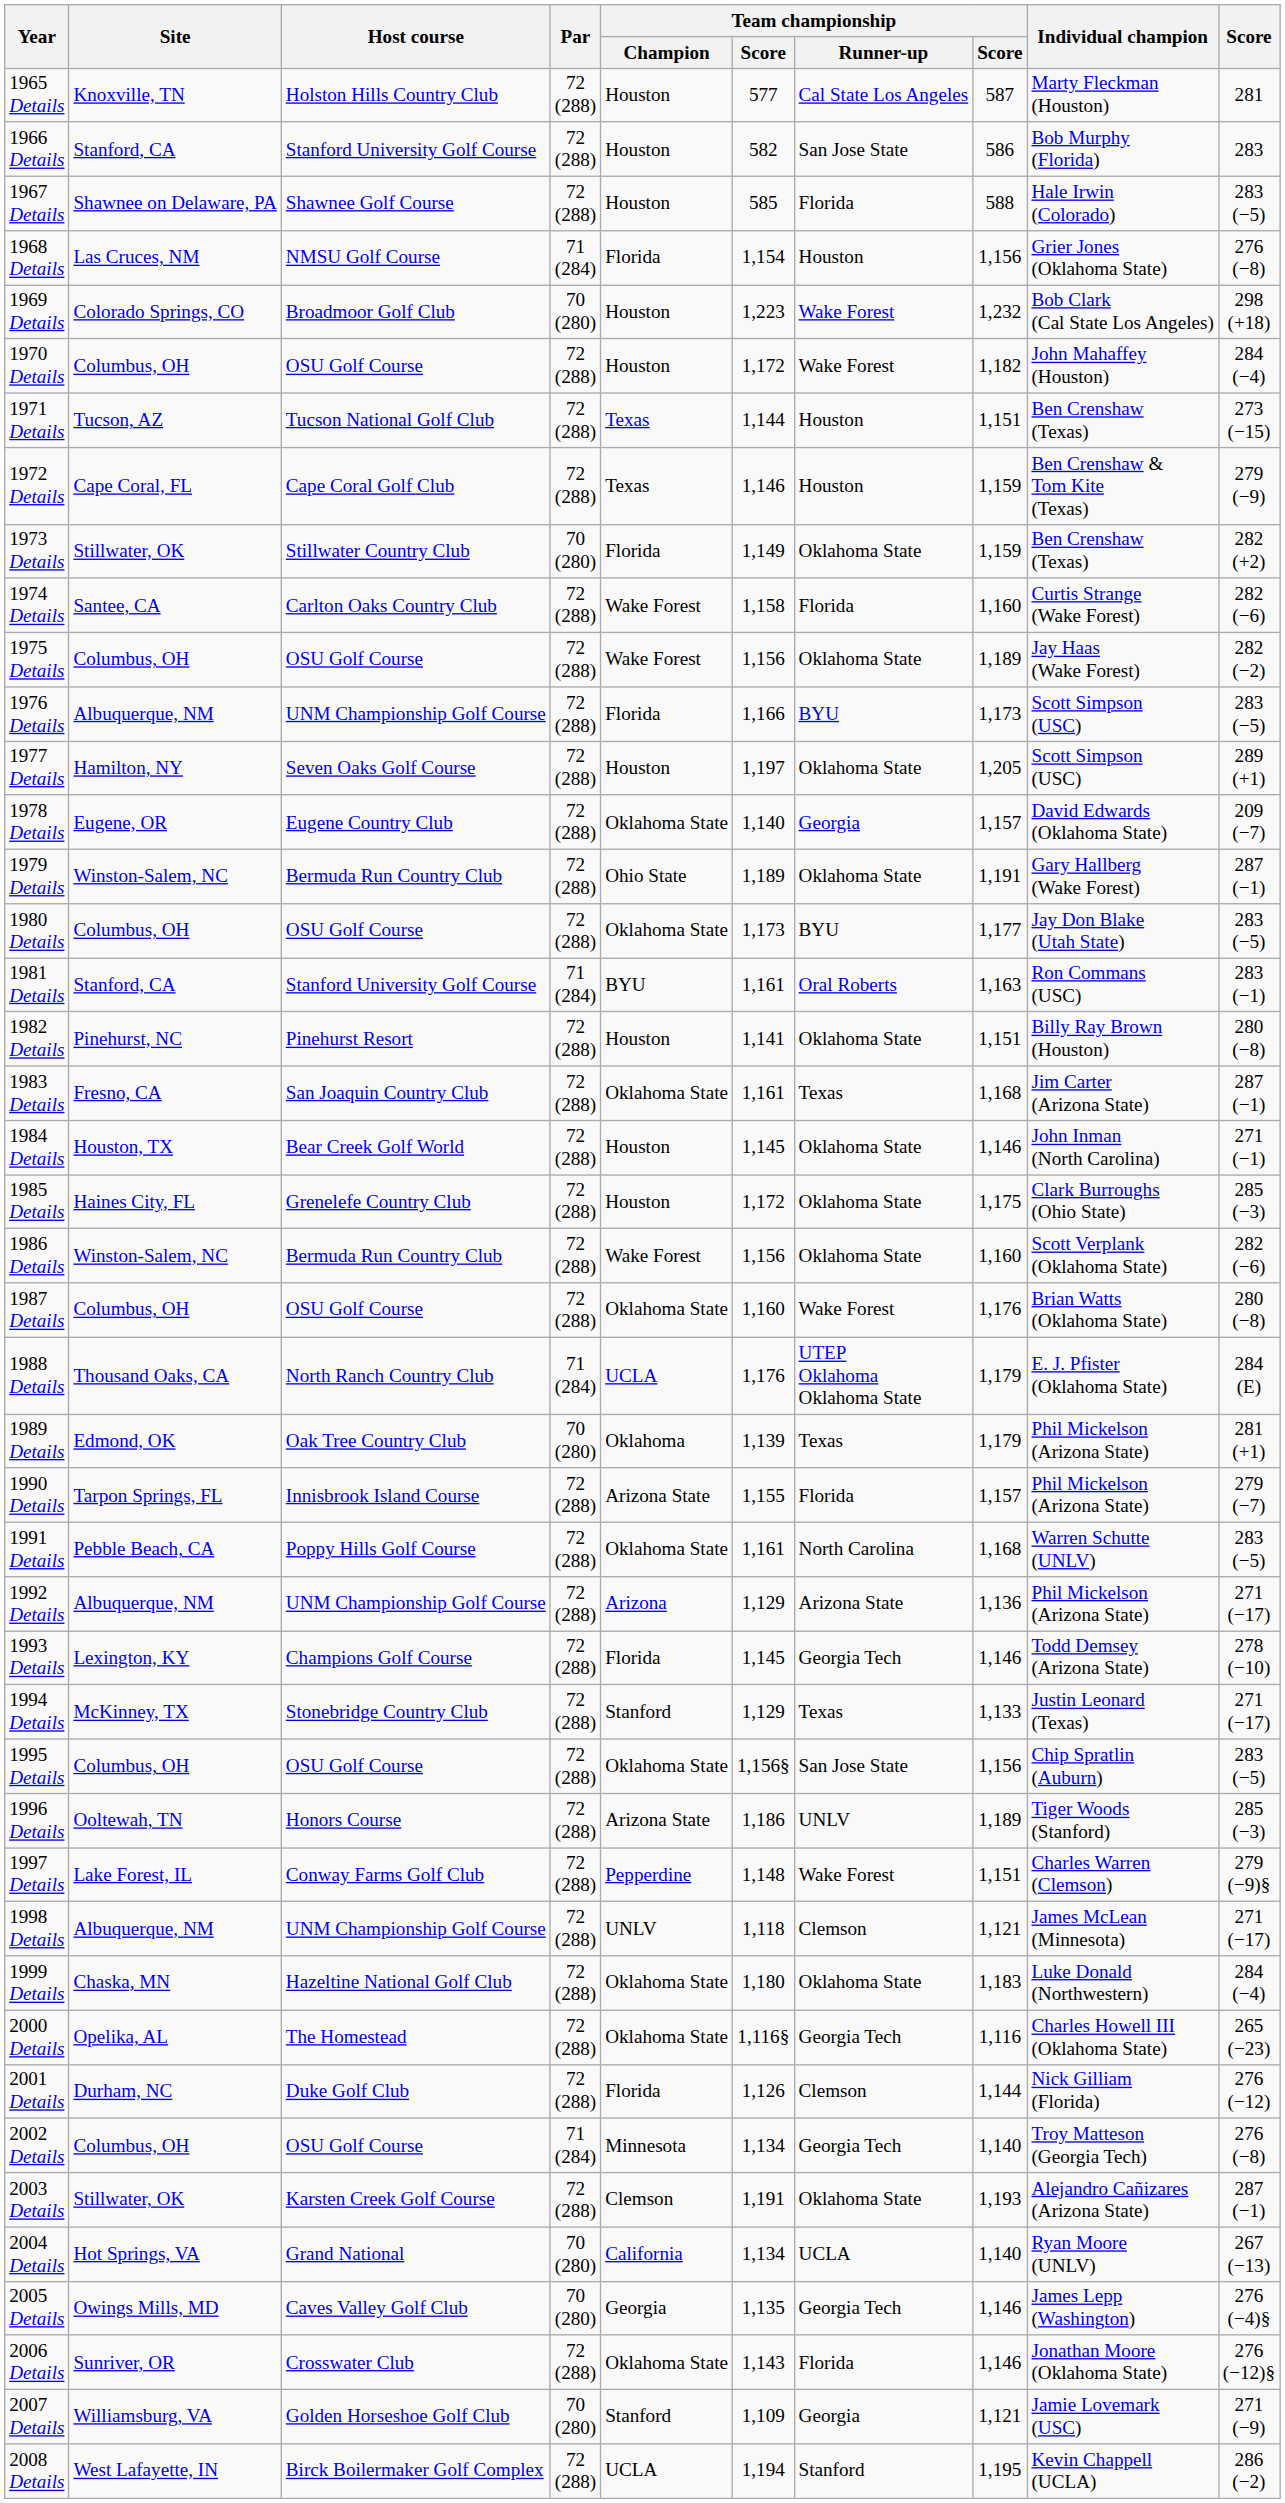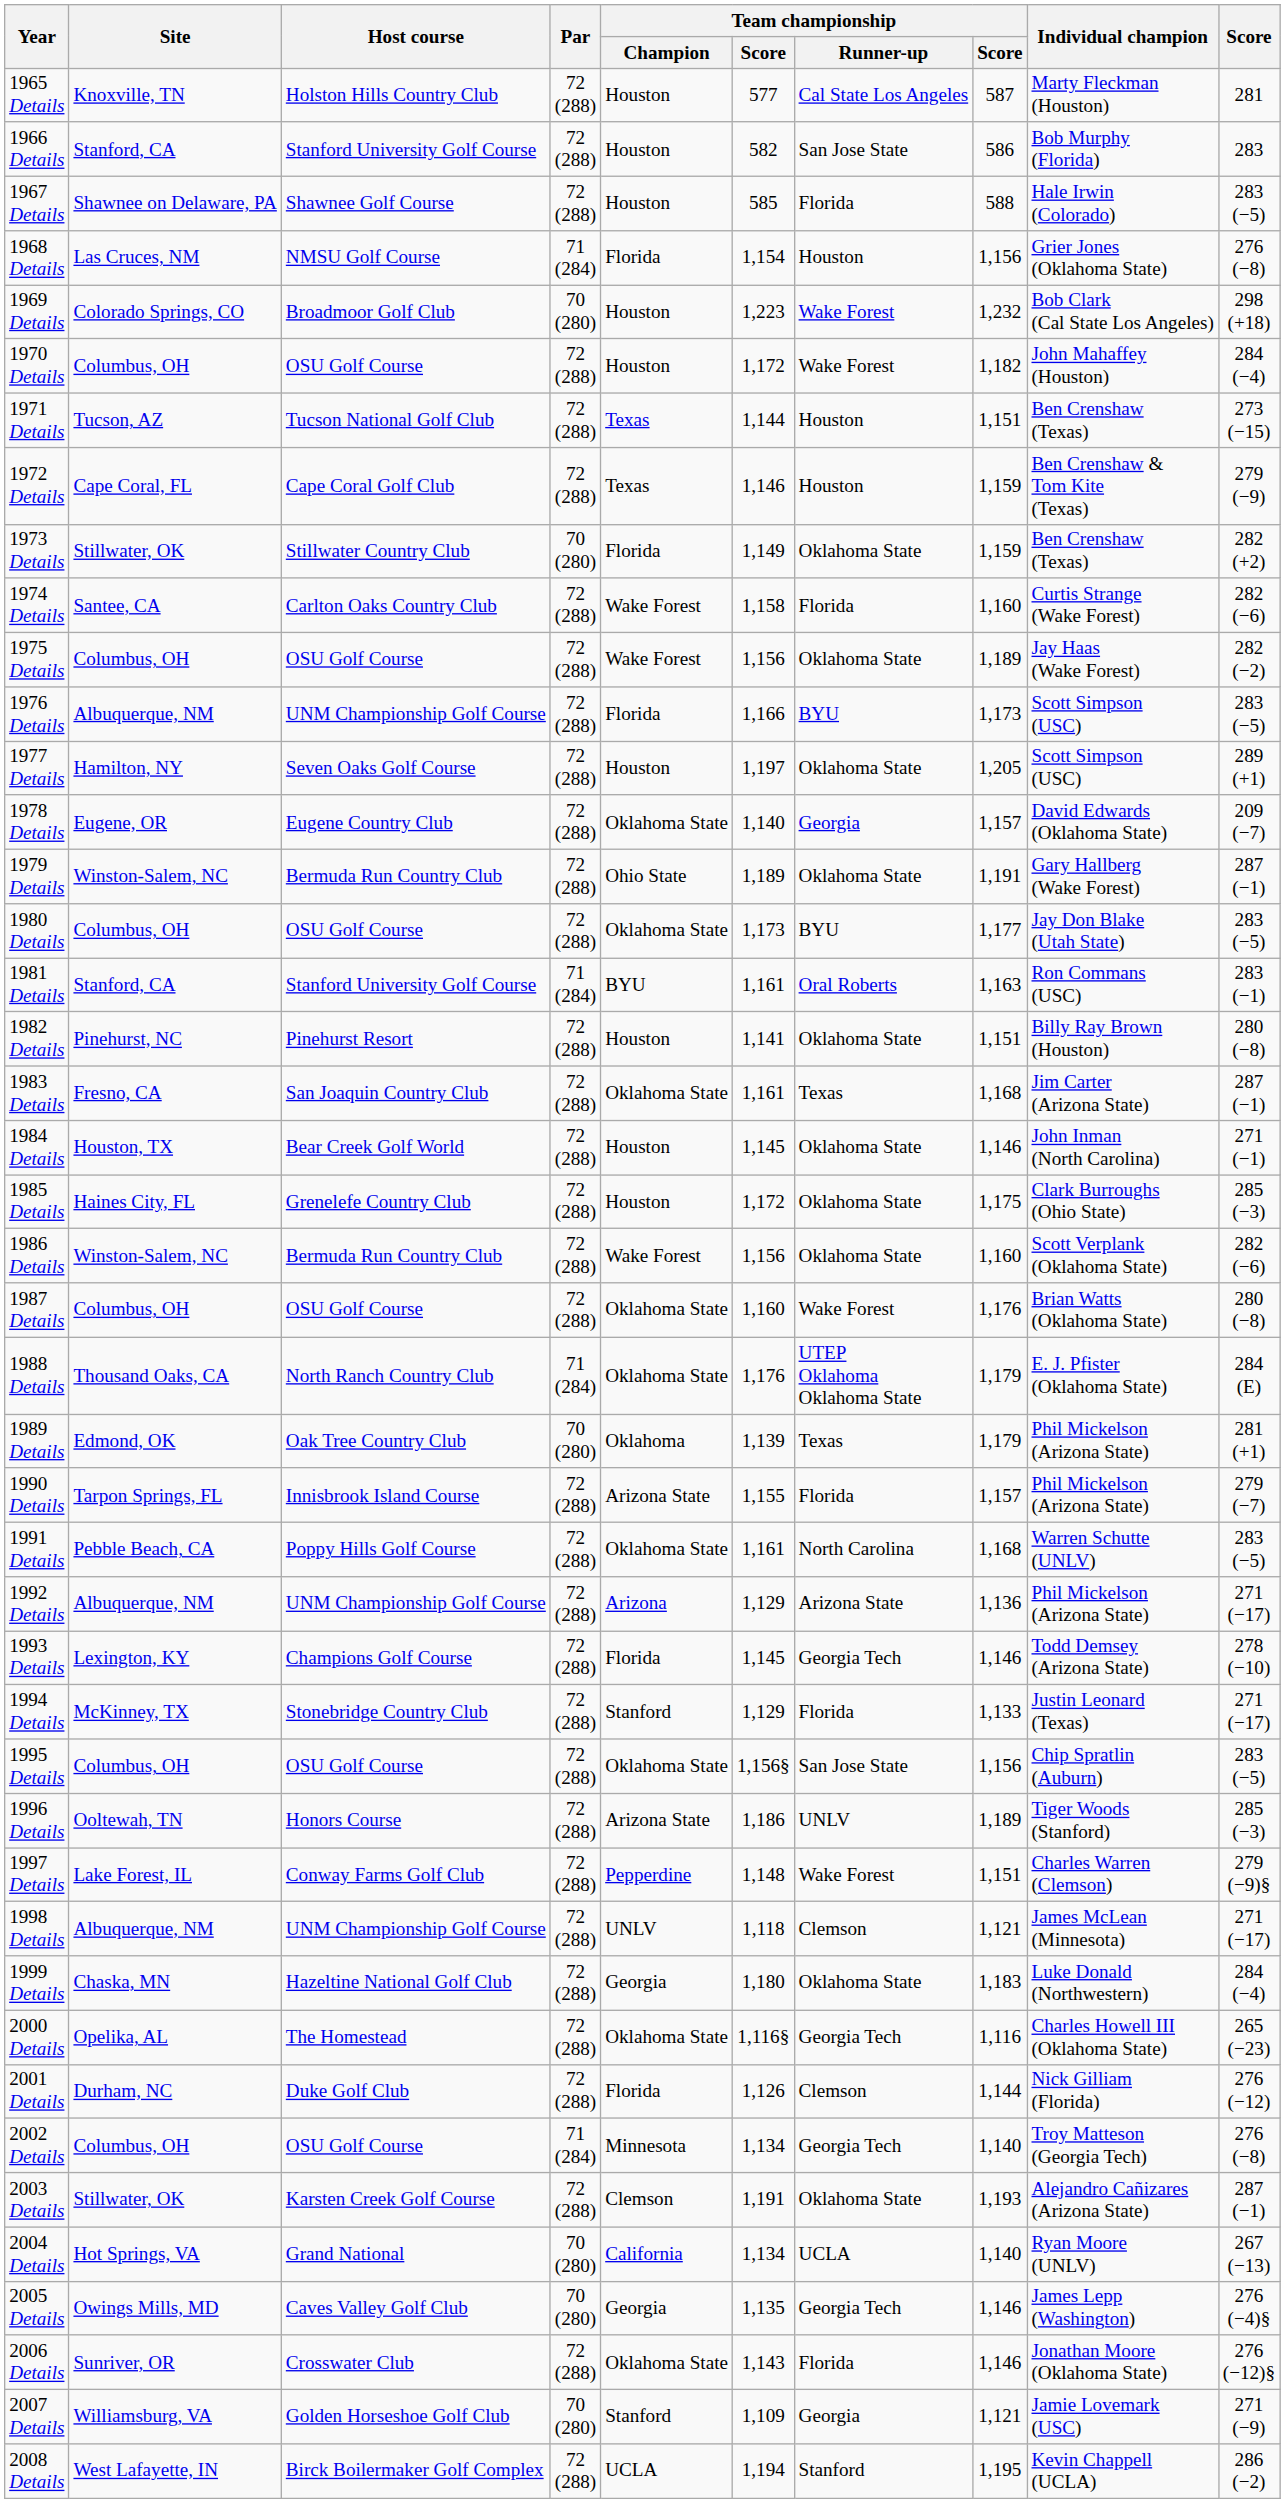(631, 1375) UCLA -> (667, 1375) Oklahoma State
(821, 1712) Texas -> (826, 1712) Florida
(667, 1983) Oklahoma State -> (636, 1983) Georgia
